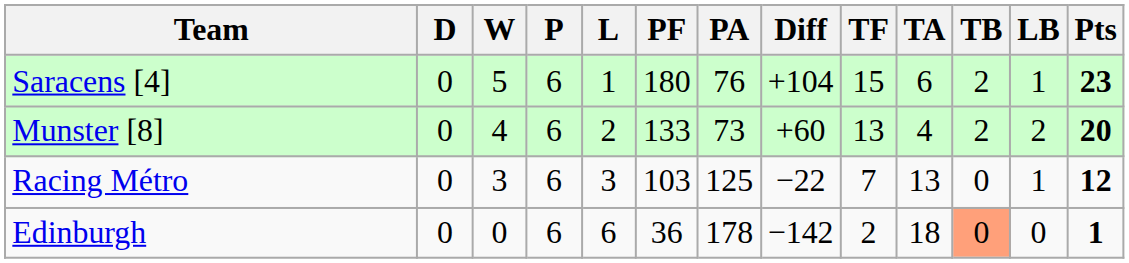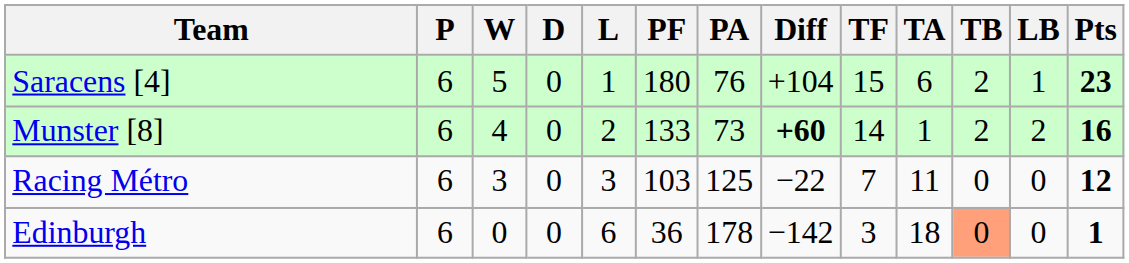columns swapped: (554, 29) <-> (445, 29)
(801, 130) normal -> (801, 130) bold
(869, 130) 13 -> (869, 130) 14
(924, 130) 4 -> (924, 130) 1
(1096, 130) 20 -> (1096, 130) 16
(924, 181) 13 -> (924, 181) 11
(1039, 181) 1 -> (1039, 181) 0
(869, 231) 2 -> (869, 231) 3
